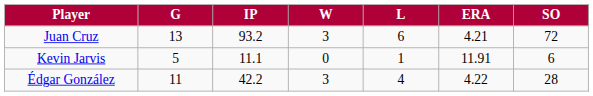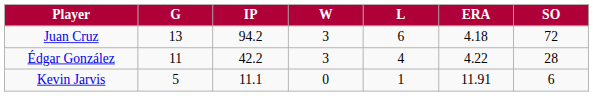(251, 36) 93.2 -> (251, 36) 94.2
(476, 36) 4.21 -> (476, 36) 4.18
rows swapped: (71, 79) <-> (71, 58)
